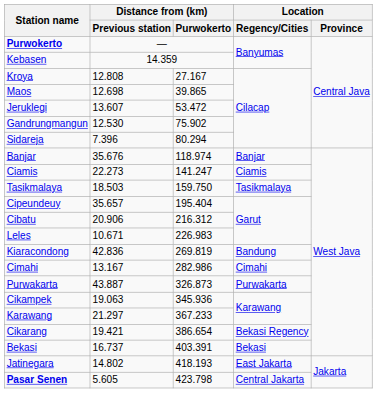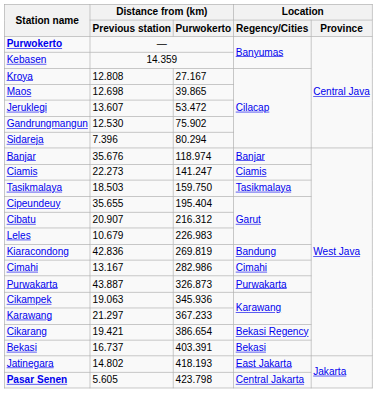(108, 204) 35.657 -> (108, 204) 35.655
(108, 220) 20.906 -> (108, 220) 20.907
(108, 236) 10.671 -> (108, 236) 10.679
